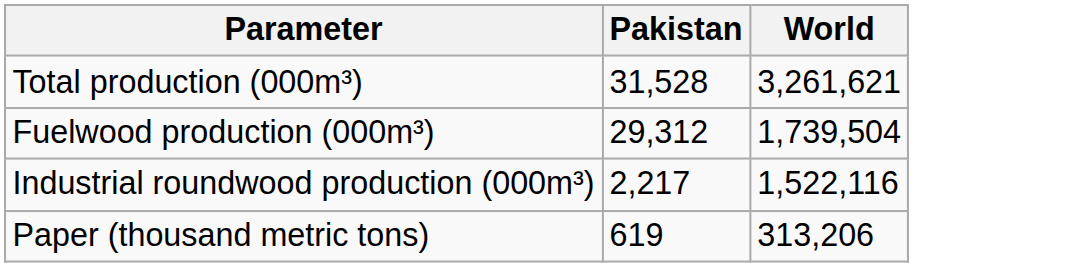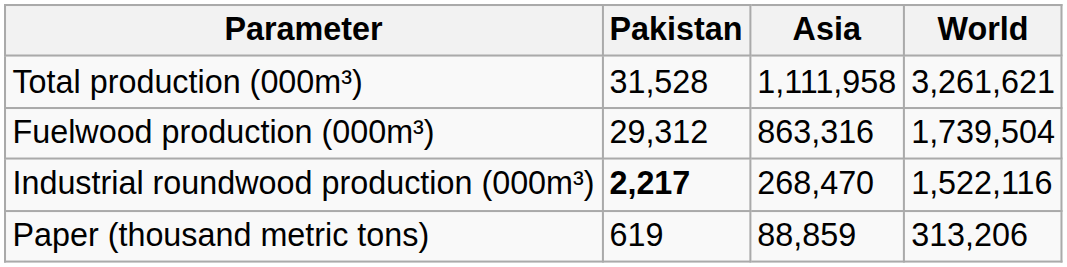+ column: (827, 30)
(650, 183) normal -> (650, 183) bold
